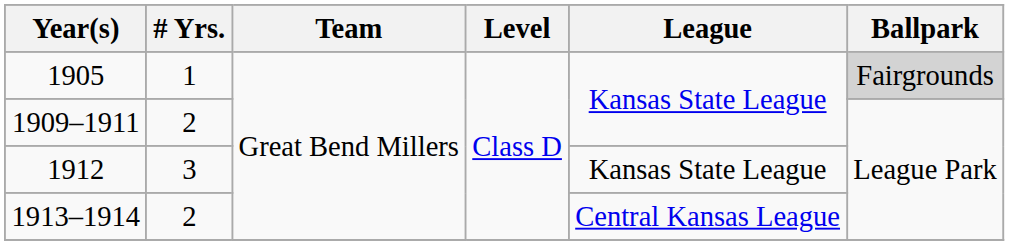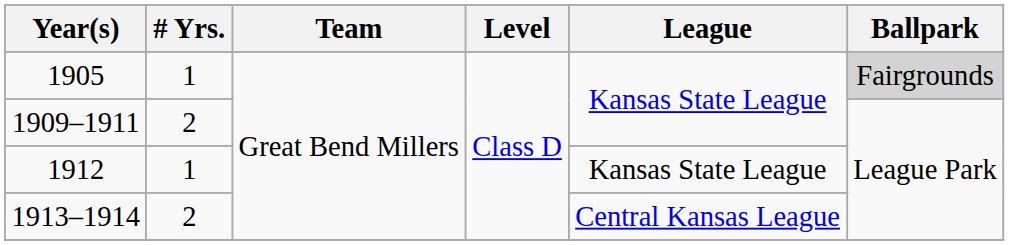(189, 169) 3 -> (189, 169) 1
